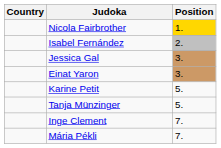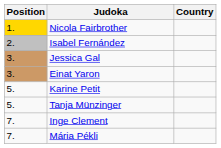columns swapped: (194, 12) <-> (25, 12)
